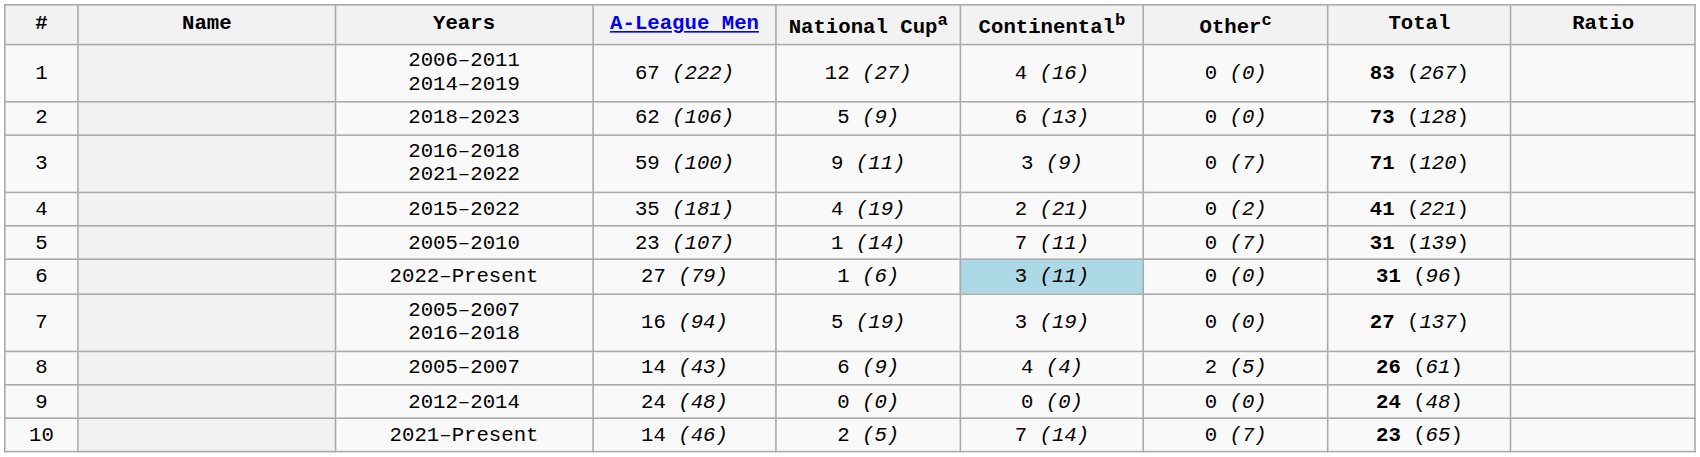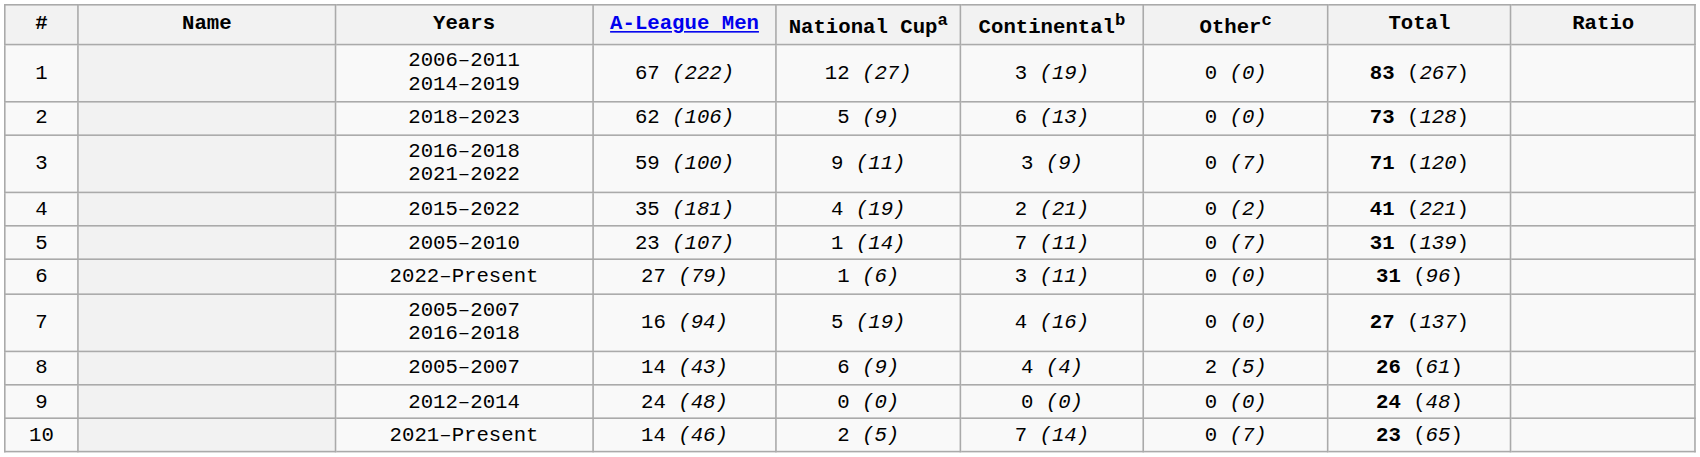(1052, 73) 4 (16) -> (1052, 73) 3 (19)
(1052, 277) lightblue background -> (1052, 277) no background
(1052, 322) 3 (19) -> (1052, 322) 4 (16)
